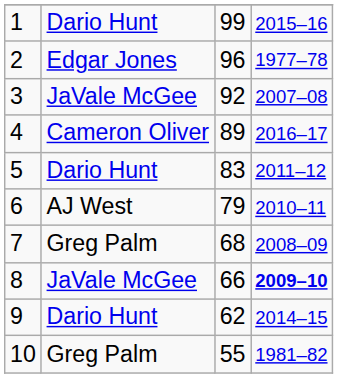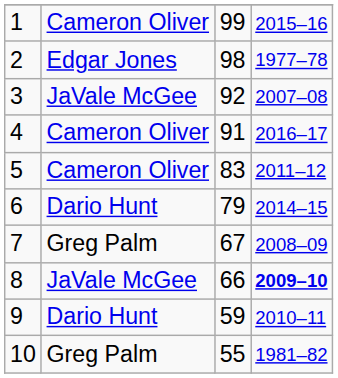(102, 22) Dario Hunt -> (128, 22) Cameron Oliver
(233, 59) 96 -> (233, 59) 98
(233, 133) 89 -> (233, 133) 91
(102, 170) Dario Hunt -> (128, 170) Cameron Oliver
(90, 206) AJ West -> (102, 206) Dario Hunt
(291, 207) 2010–11 -> (291, 207) 2014–15
(233, 243) 68 -> (233, 243) 67
(233, 317) 62 -> (233, 317) 59
(291, 317) 2014–15 -> (291, 317) 2010–11
